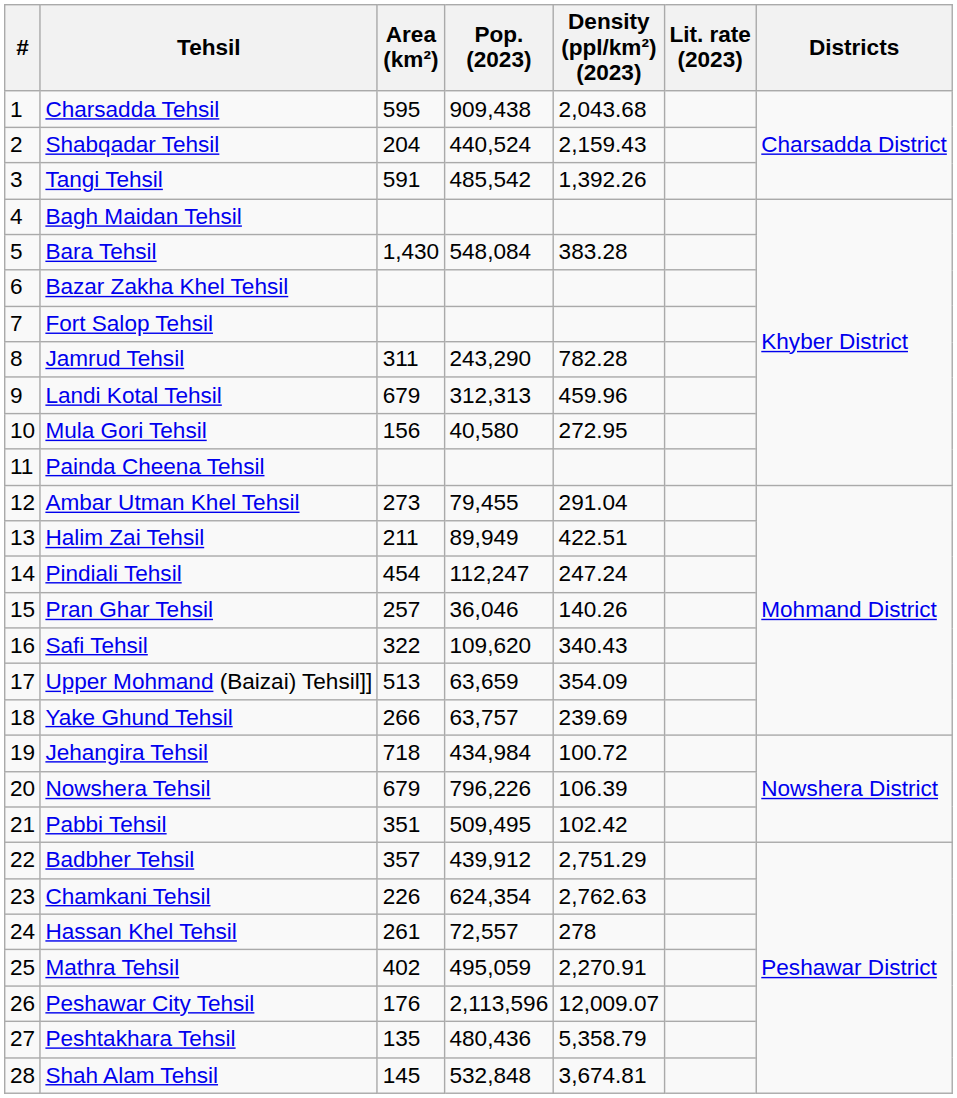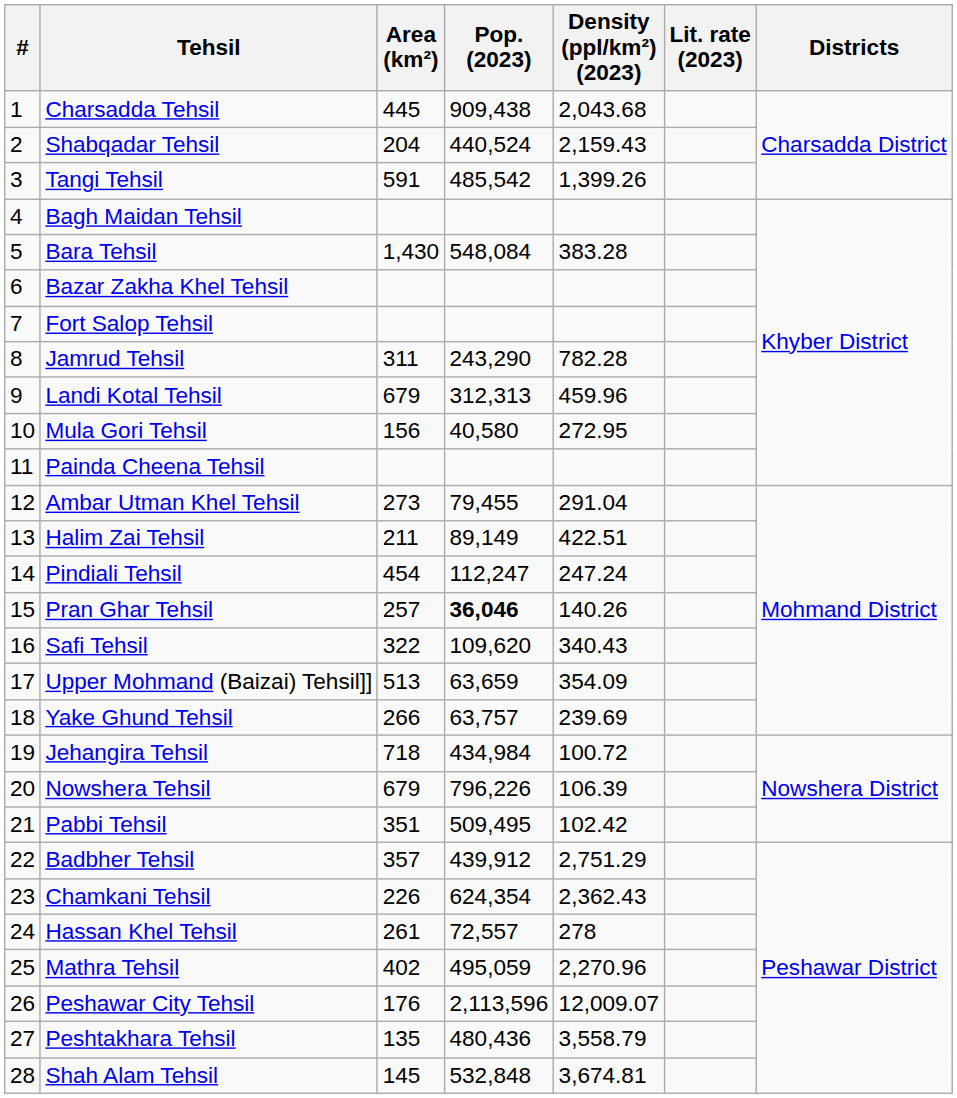(401, 108) 595 -> (401, 108) 445
(603, 180) 1,392.26 -> (603, 180) 1,399.26
(484, 538) 89,949 -> (484, 538) 89,149
(484, 609) normal -> (484, 609) bold
(603, 896) 2,762.63 -> (603, 896) 2,362.43
(603, 967) 2,270.91 -> (603, 967) 2,270.96
(603, 1039) 5,358.79 -> (603, 1039) 3,558.79
